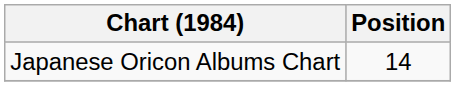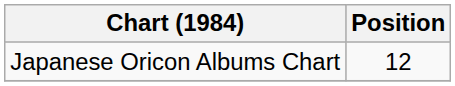(398, 61) 14 -> (398, 61) 12
